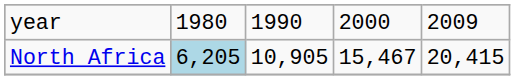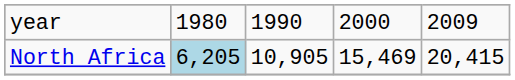(378, 58) 15,467 -> (378, 58) 15,469
